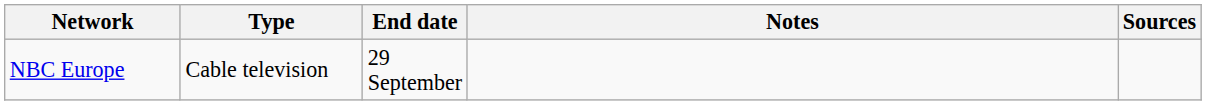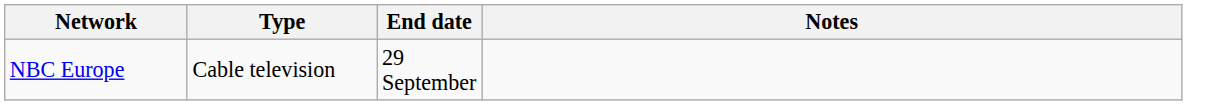- column: (1159, 22)
